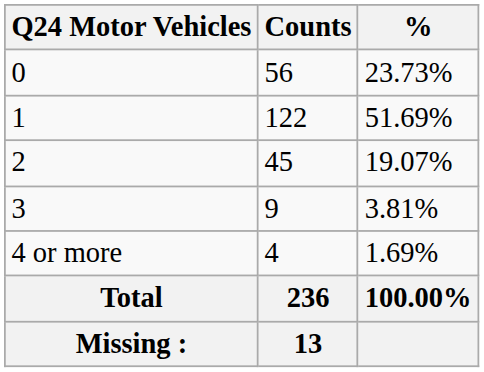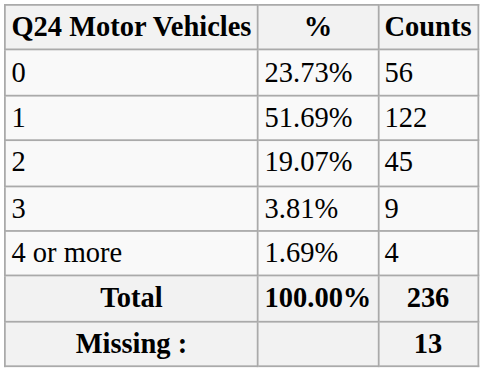columns swapped: (308, 27) <-> (418, 27)
